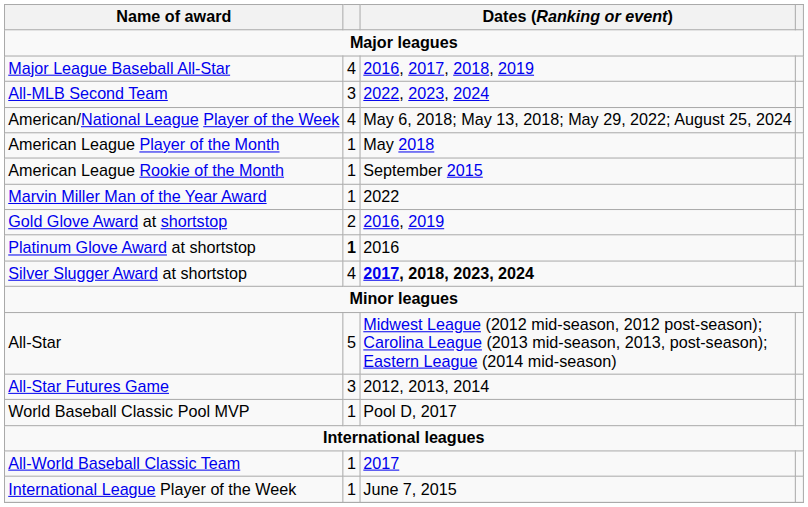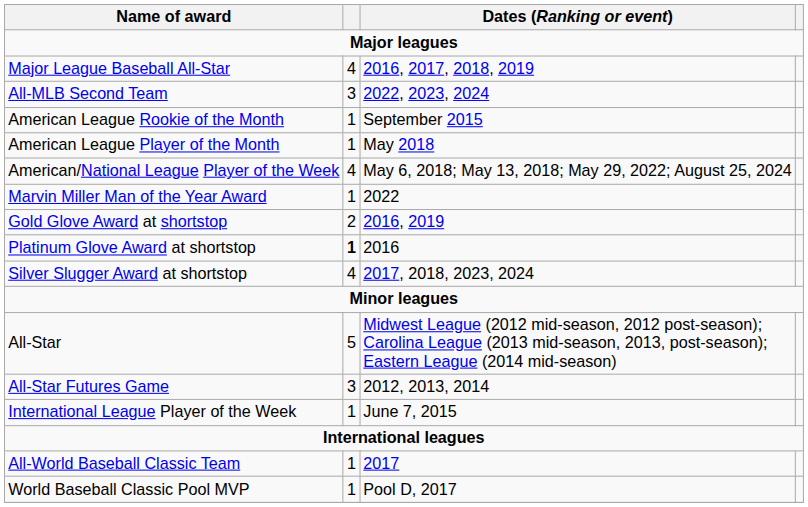rows swapped: (146, 171) <-> (174, 119)
(449, 273) bold -> (449, 273) normal
rows swapped: (152, 489) <-> (129, 412)
